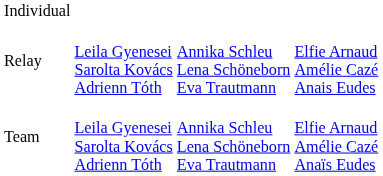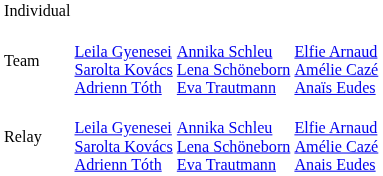rows swapped: (22, 137) <-> (23, 60)
